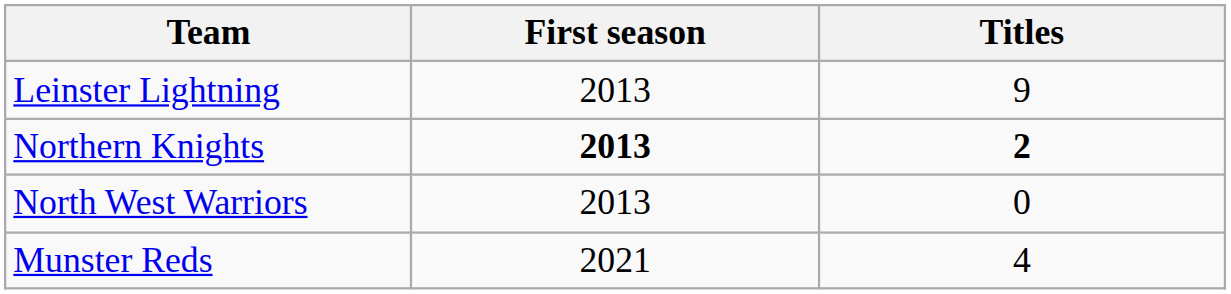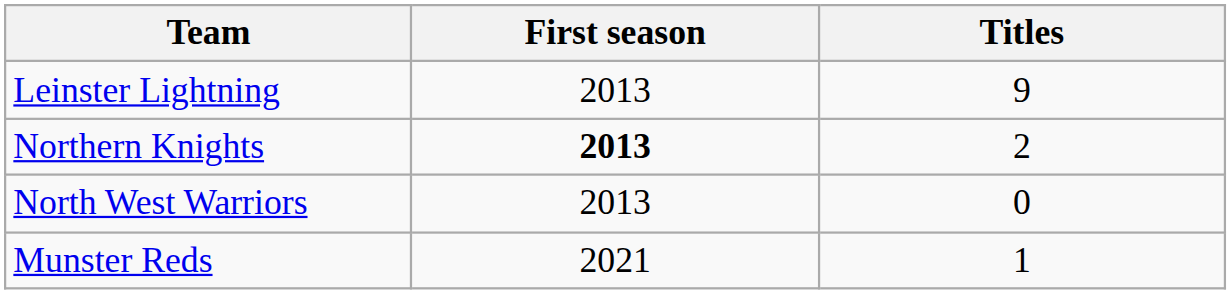(1022, 145) bold -> (1022, 145) normal
(1022, 259) 4 -> (1022, 259) 1
